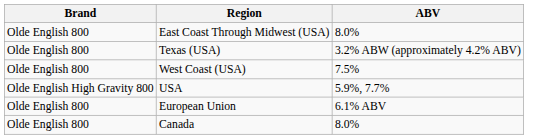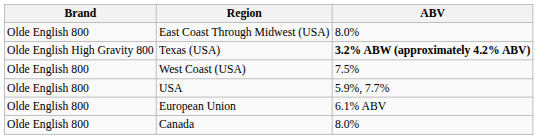(48, 50) Olde English 800 -> (80, 50) Olde English High Gravity 800
(428, 50) normal -> (433, 50) bold
(80, 87) Olde English High Gravity 800 -> (48, 87) Olde English 800
